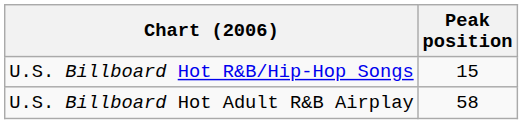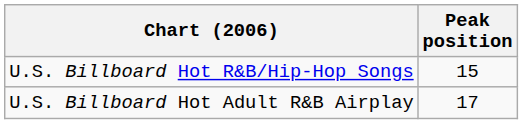(467, 103) 58 -> (467, 103) 17
